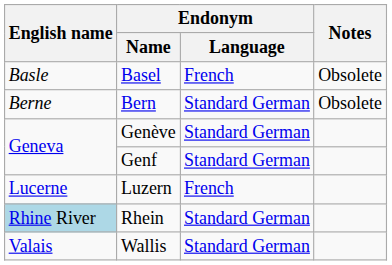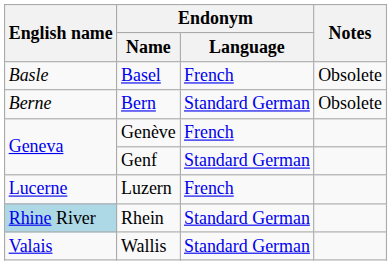(247, 132) Standard German -> (209, 132) French
